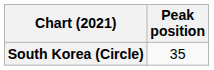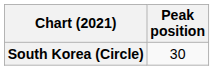(178, 53) 35 -> (178, 53) 30
